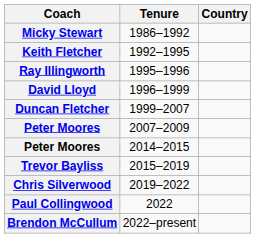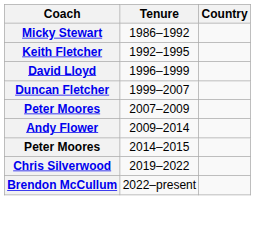- row: (62, 71)
+ row: (62, 128)
- row: (62, 166)
- row: (62, 204)
